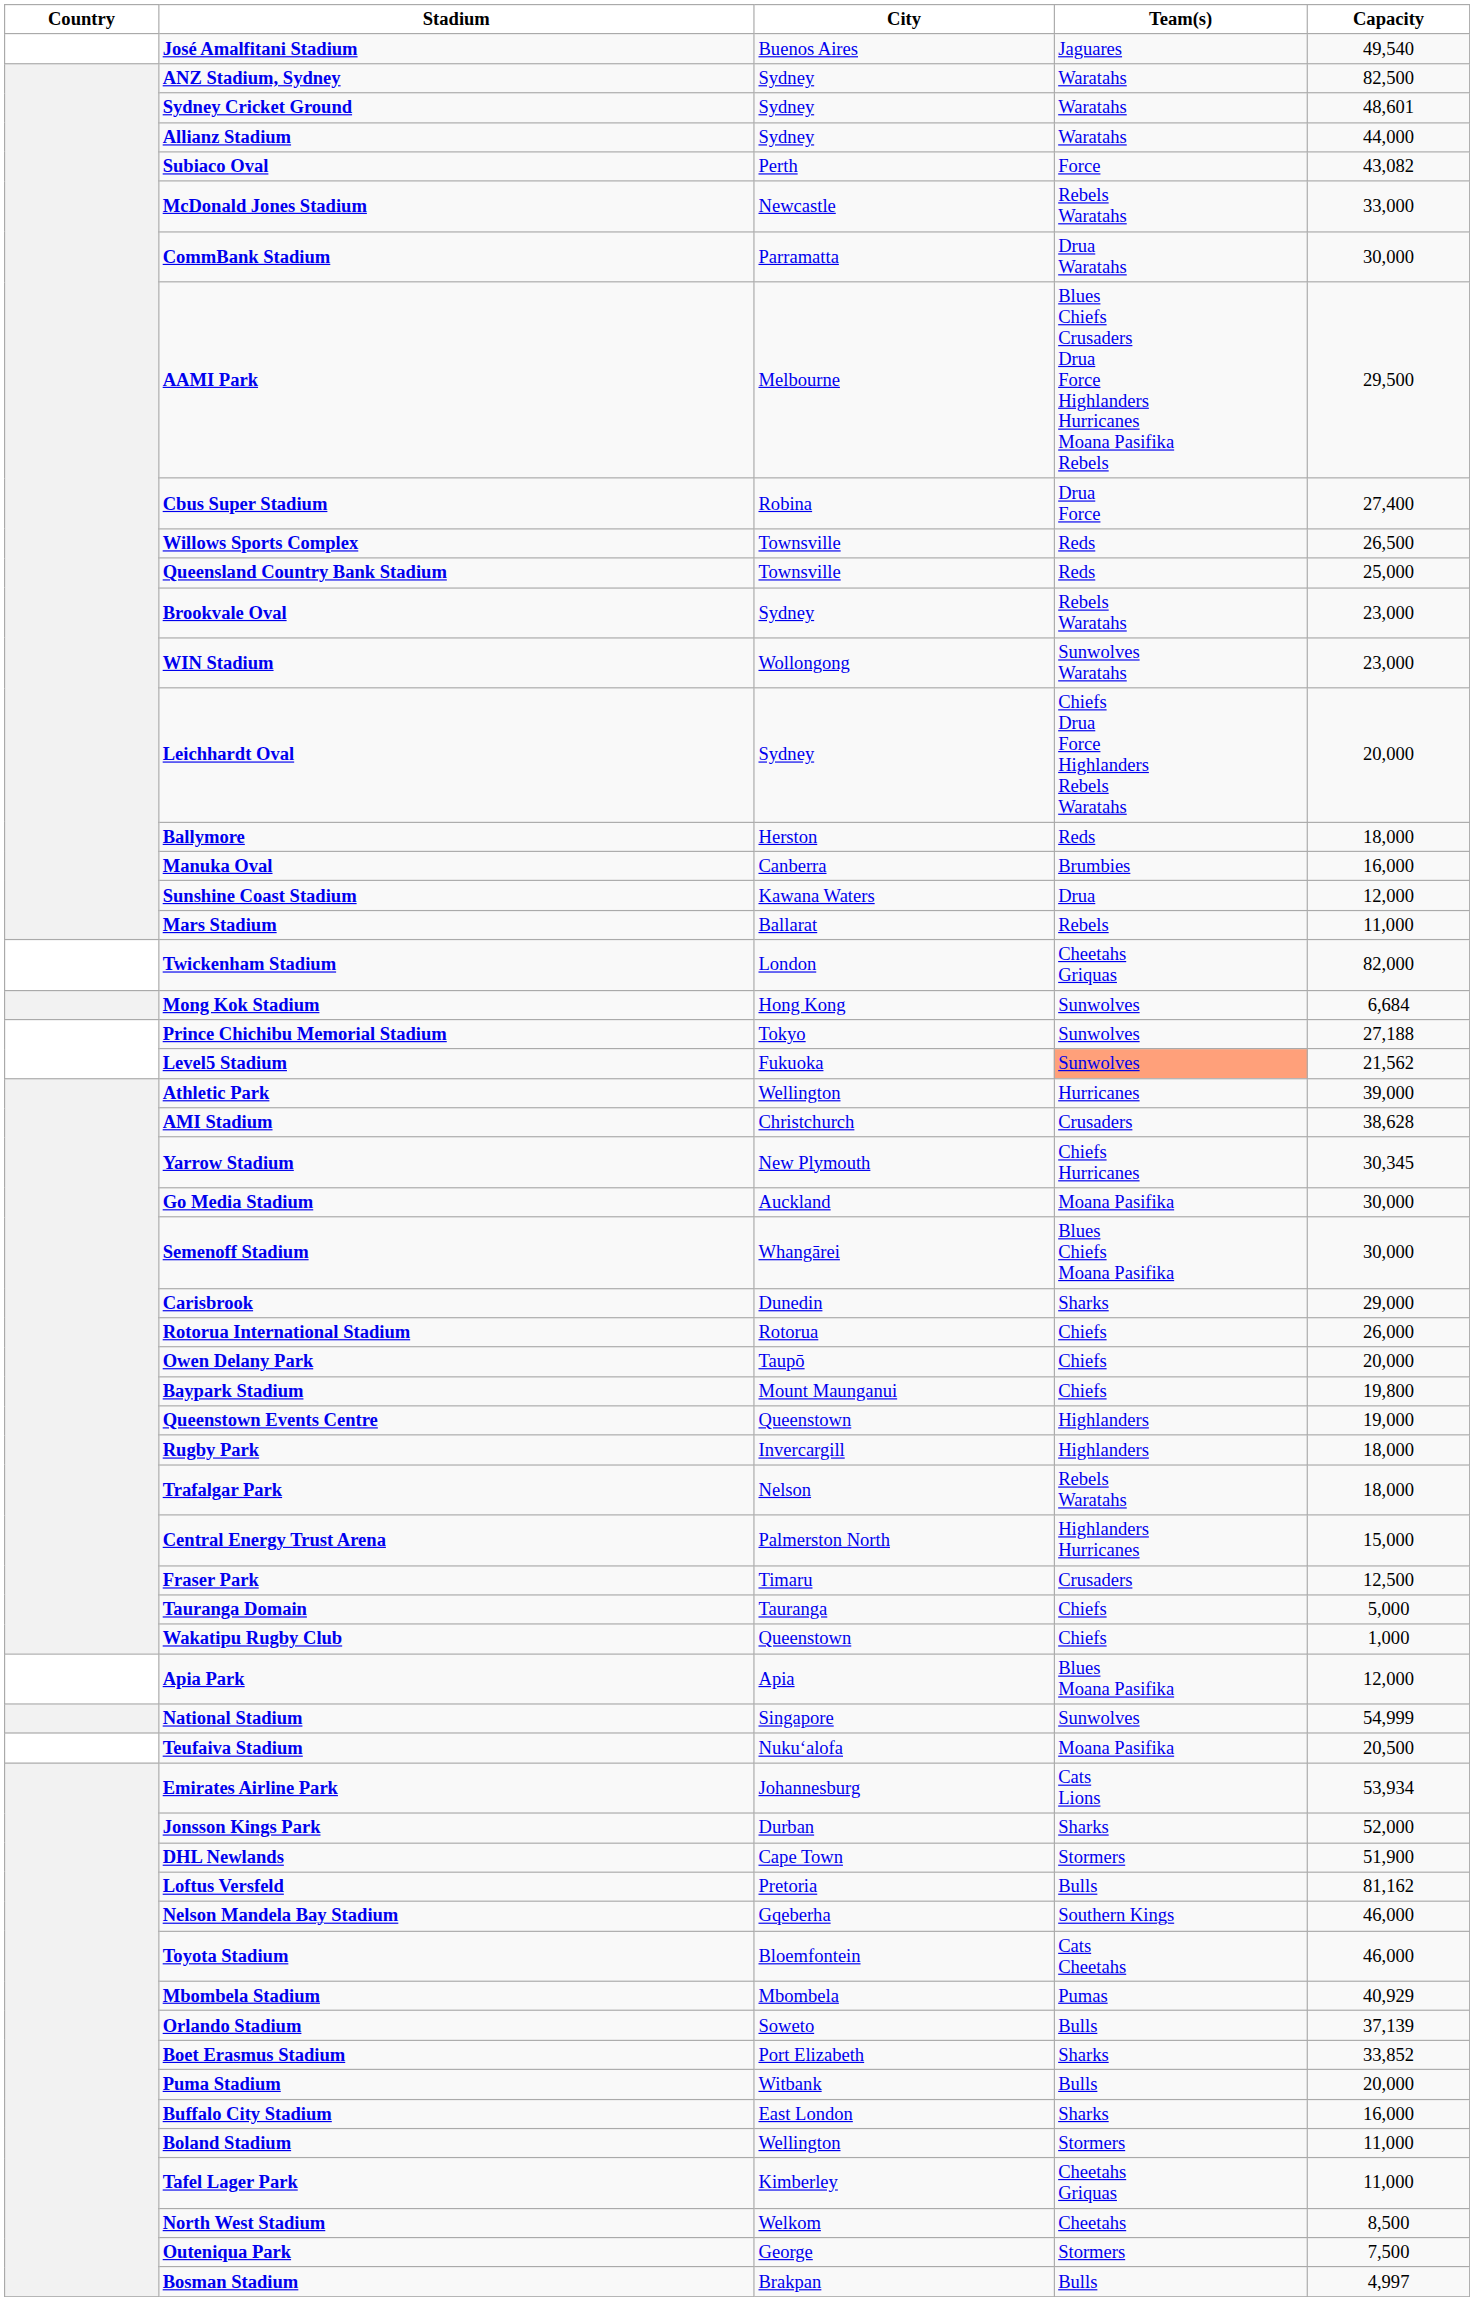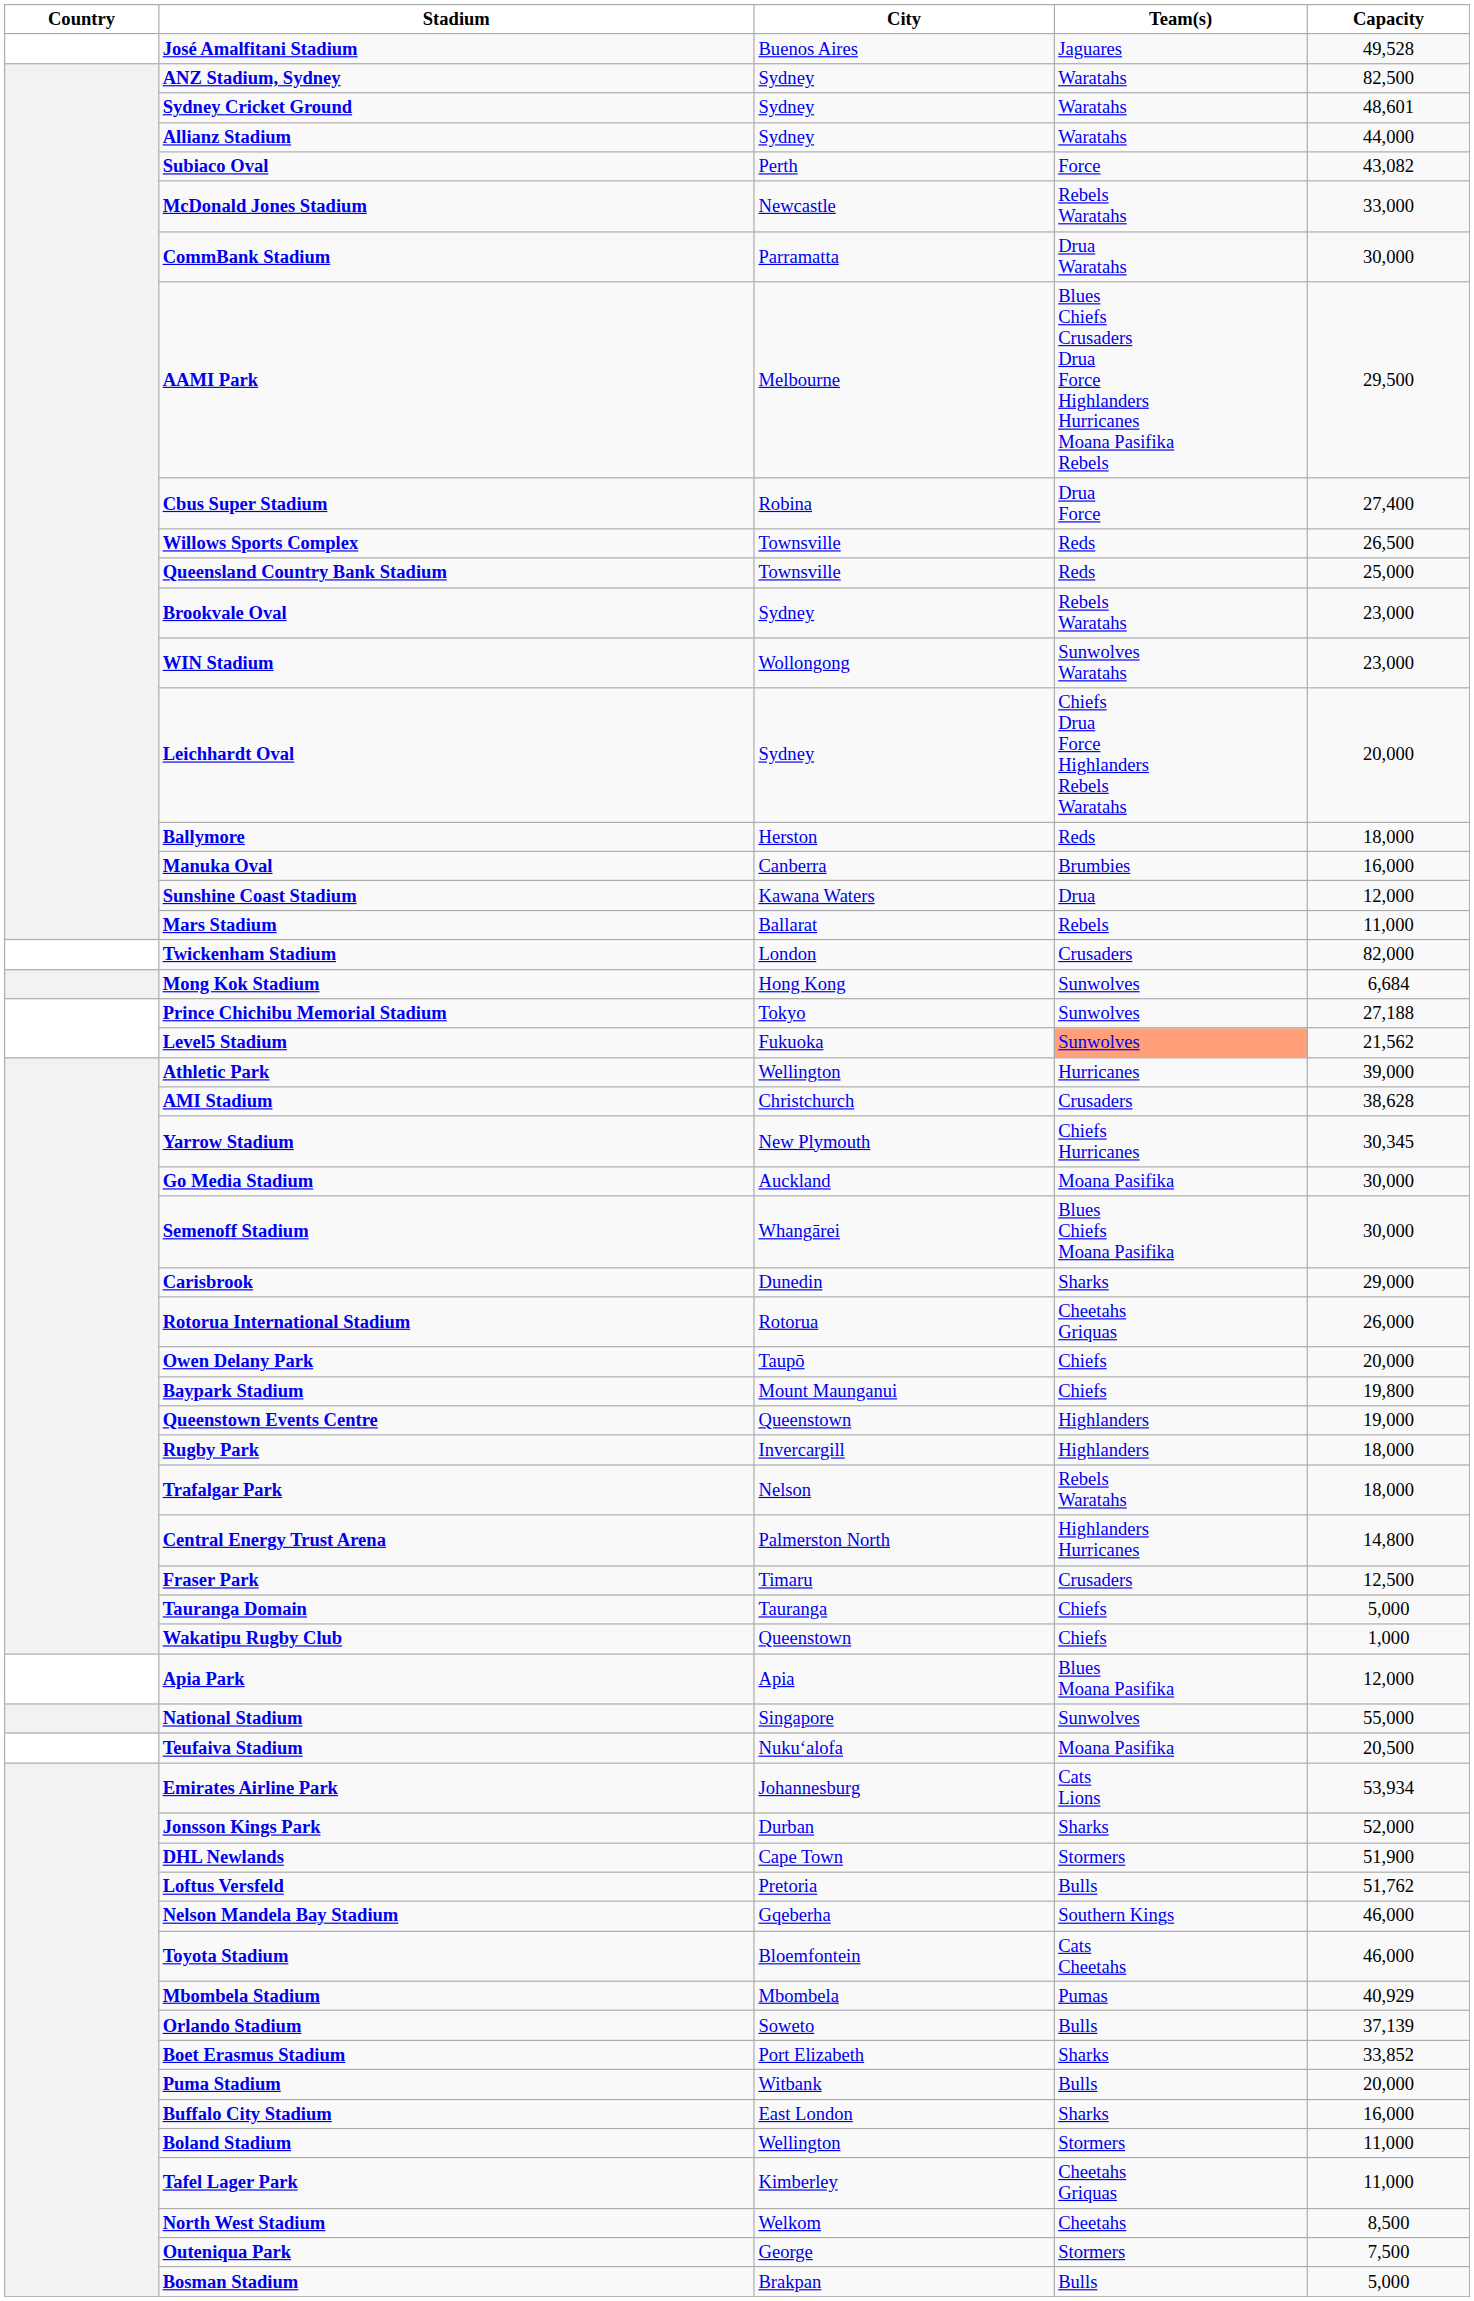(1389, 48) 49,540 -> (1389, 48) 49,528
(1092, 964) Cheetahs Griquas -> (1095, 954) Crusaders
(1082, 1332) Chiefs -> (1092, 1321) Cheetahs Griquas
(1389, 1540) 15,000 -> (1389, 1540) 14,800
(1389, 1718) 54,999 -> (1389, 1718) 55,000
(1389, 1886) 81,162 -> (1389, 1886) 51,762
(1389, 2281) 4,997 -> (1389, 2281) 5,000
